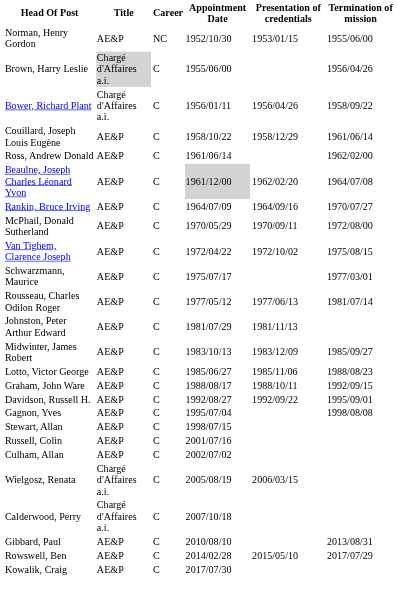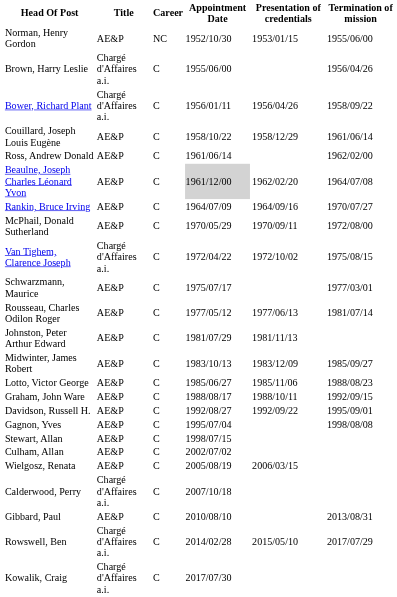(117, 69) lightgrey background -> (117, 69) no background
(110, 251) AE&P -> (117, 257) Chargé d'Affaires a.i.
- row: (33, 441)
(117, 480) Chargé d'Affaires a.i. -> (110, 466) AE&P
(110, 555) AE&P -> (117, 541) Chargé d'Affaires a.i.
(110, 569) AE&P -> (117, 578) Chargé d'Affaires a.i.
